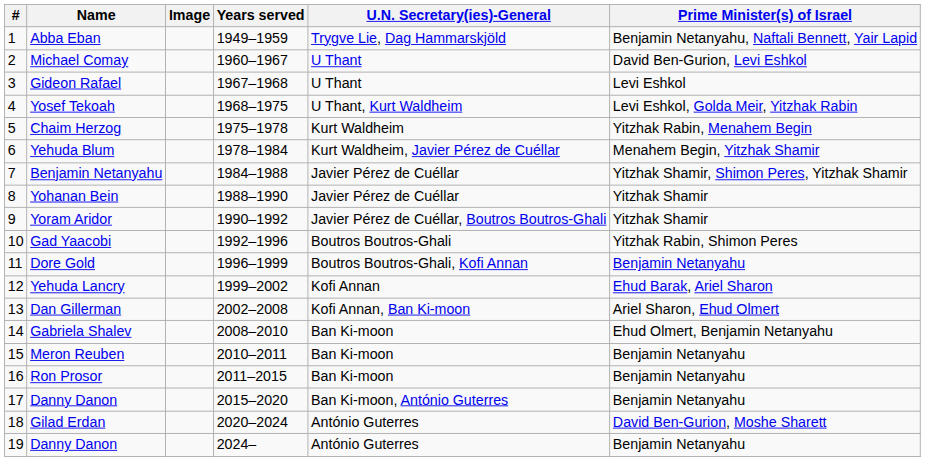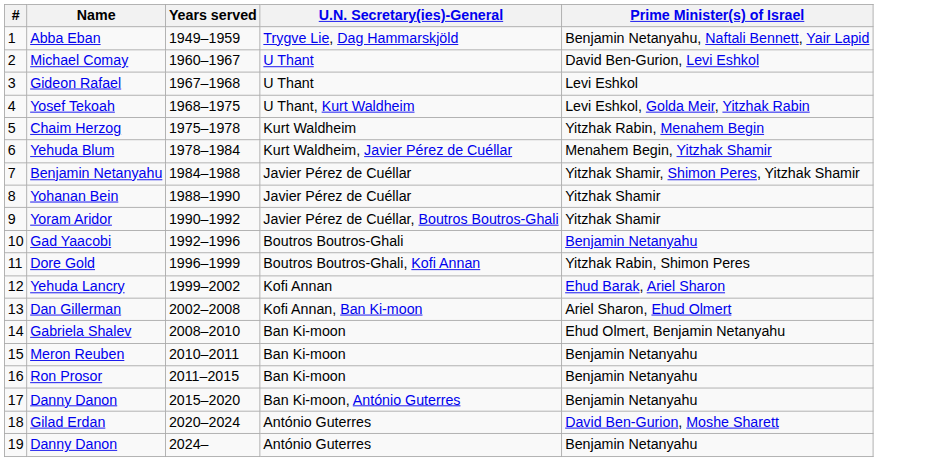- column: (189, 15)
(705, 241) Yitzhak Rabin, Shimon Peres -> (631, 241) Benjamin Netanyahu
(679, 264) Benjamin Netanyahu -> (657, 264) Yitzhak Rabin, Shimon Peres
